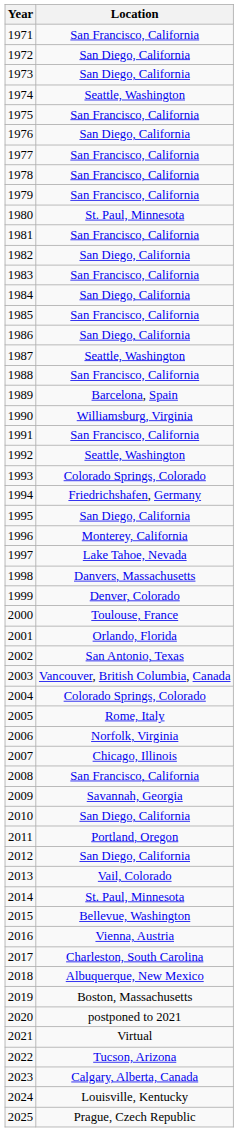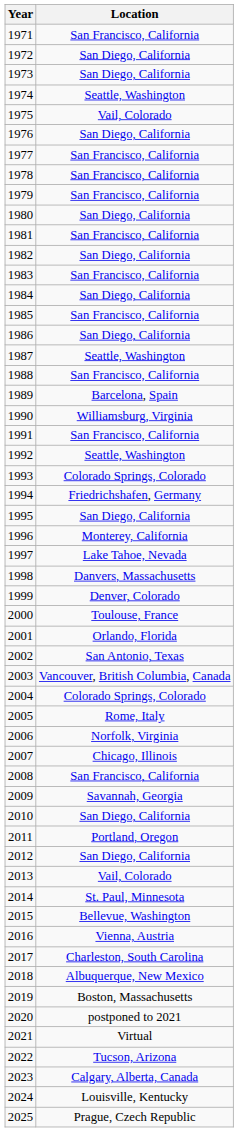(135, 114) San Francisco, California -> (135, 114) Vail, Colorado
(135, 214) St. Paul, Minnesota -> (135, 214) San Diego, California
